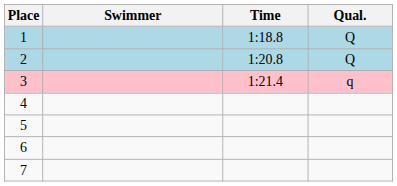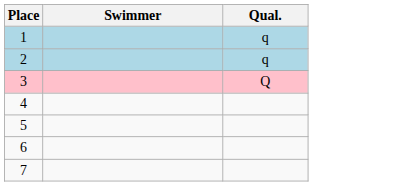- column: (265, 15)
(350, 37) Q -> (265, 37) q
(350, 59) Q -> (265, 59) q
(350, 81) q -> (265, 81) Q
